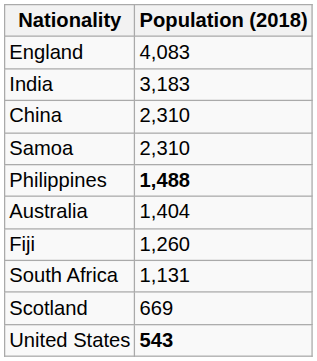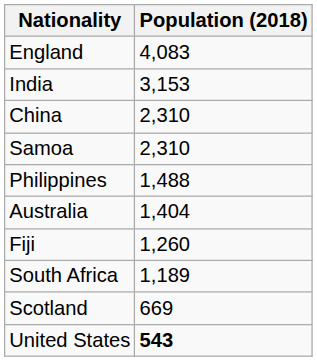(165, 84) 3,183 -> (165, 84) 3,153
(165, 180) bold -> (165, 180) normal
(165, 276) 1,131 -> (165, 276) 1,189
